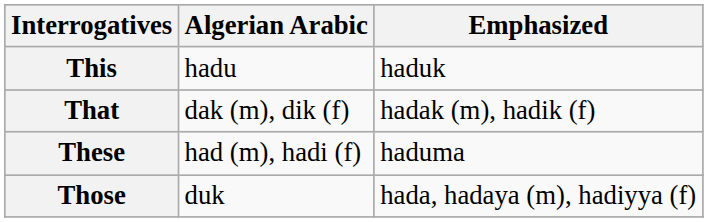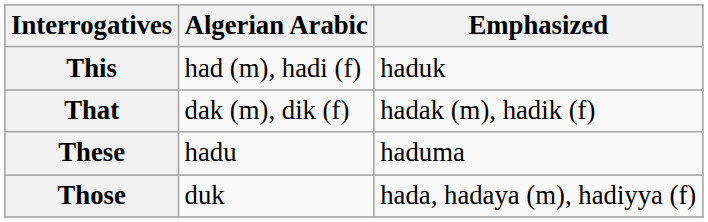(211, 68) hadu -> (273, 68) had (m), hadi (f)
(273, 152) had (m), hadi (f) -> (211, 152) hadu
